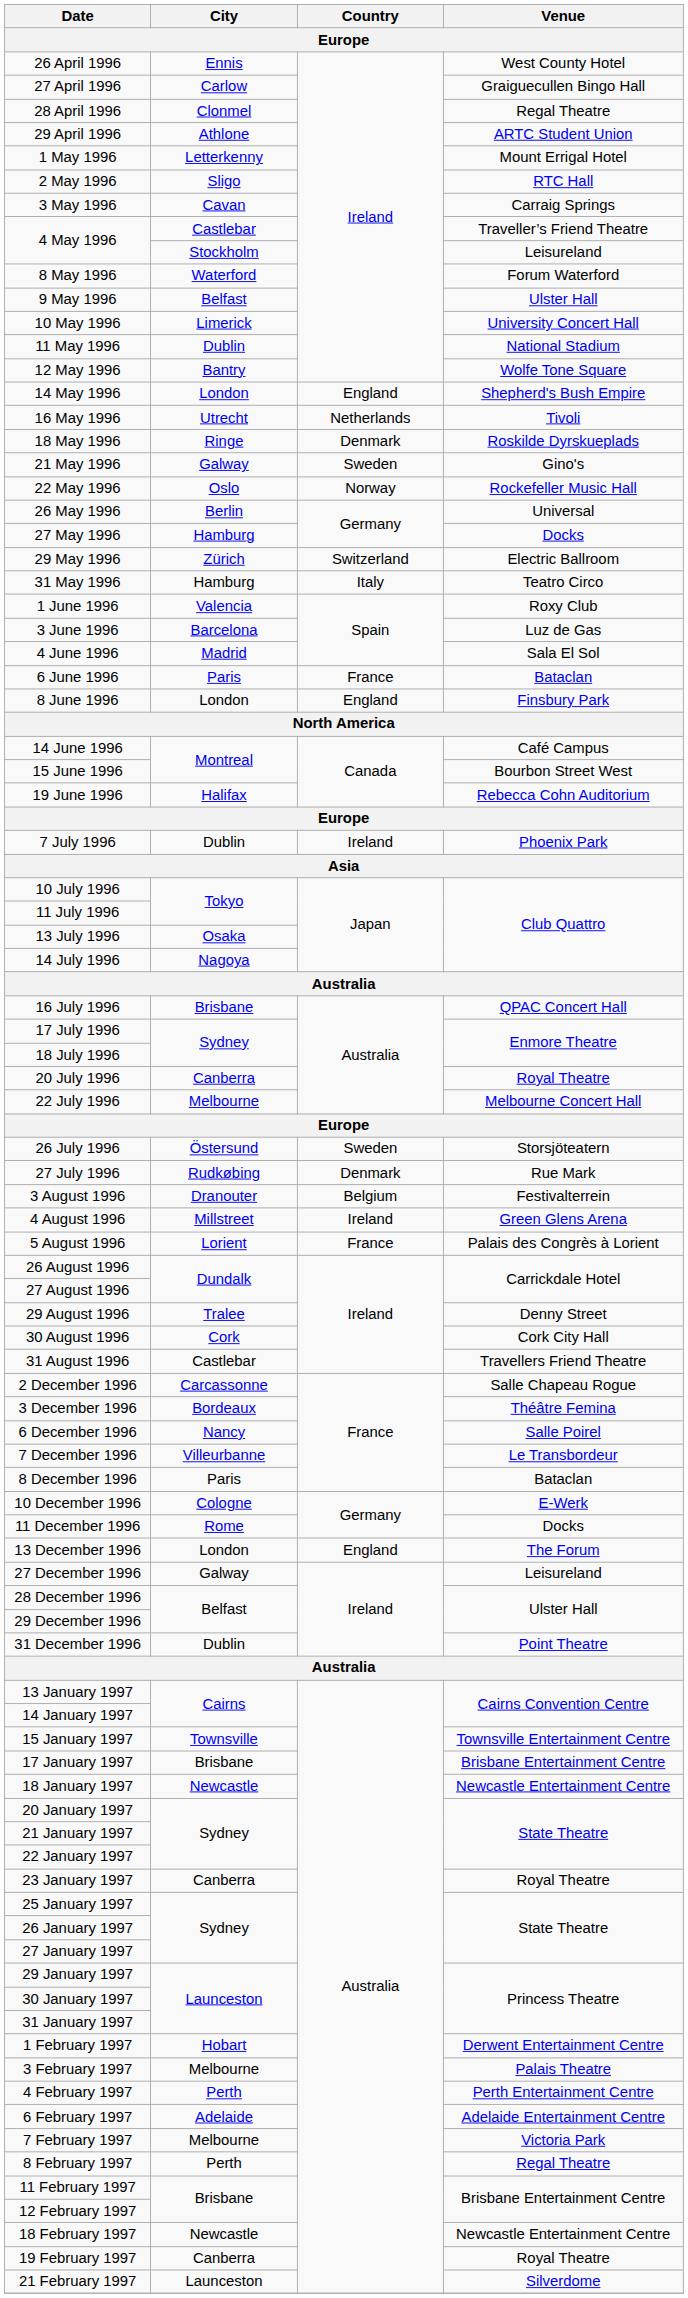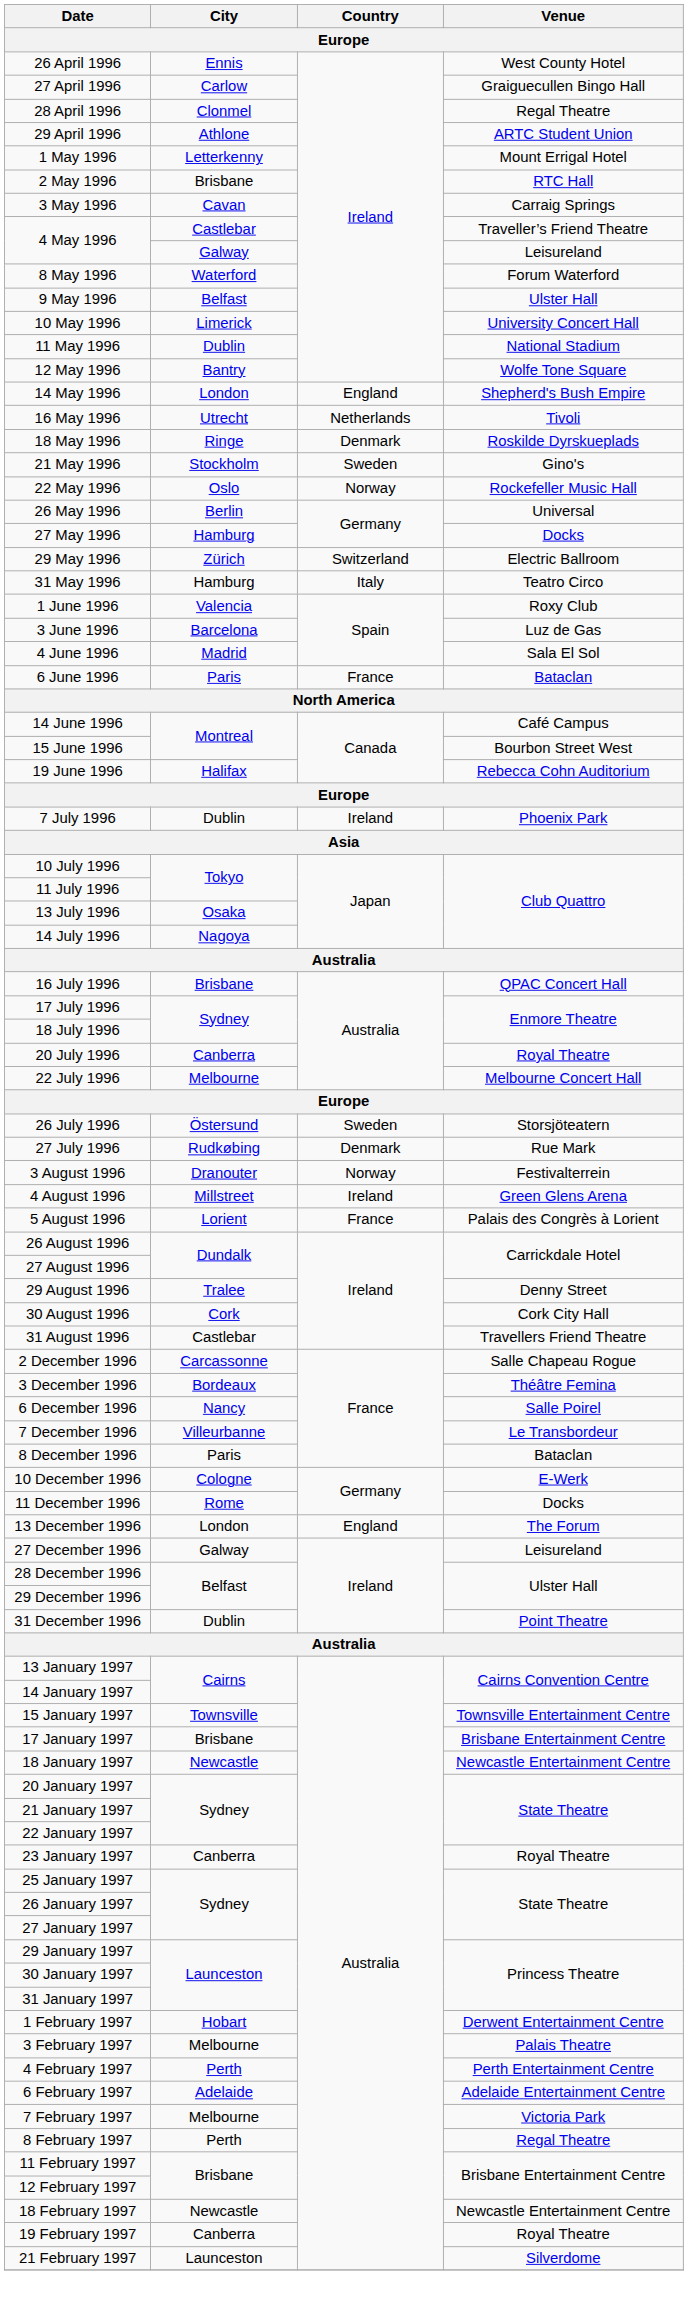(224, 181) Sligo -> (224, 181) Brisbane
(224, 252) Stockholm -> (224, 252) Galway
(224, 464) Galway -> (224, 464) Stockholm
- row: (78, 700)
(370, 1196) Belgium -> (370, 1172) Norway
